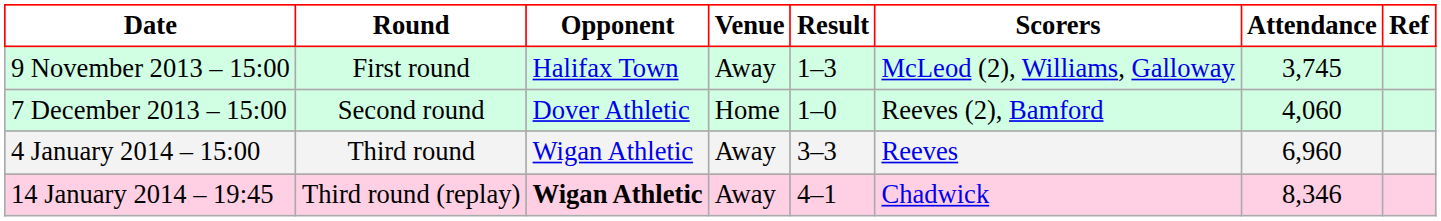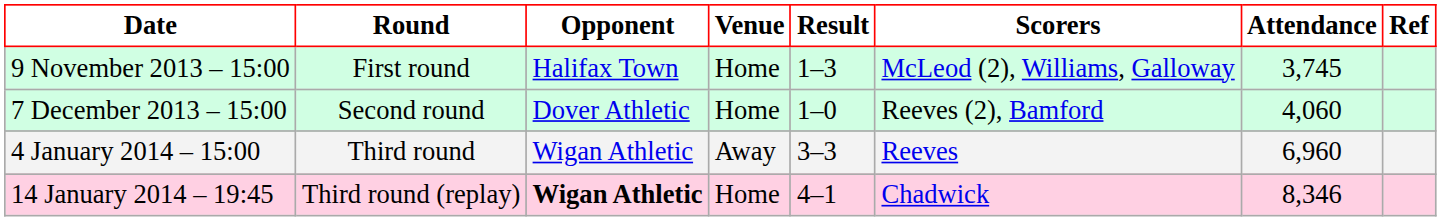(745, 67) Away -> (747, 67) Home
(745, 194) Away -> (747, 194) Home
